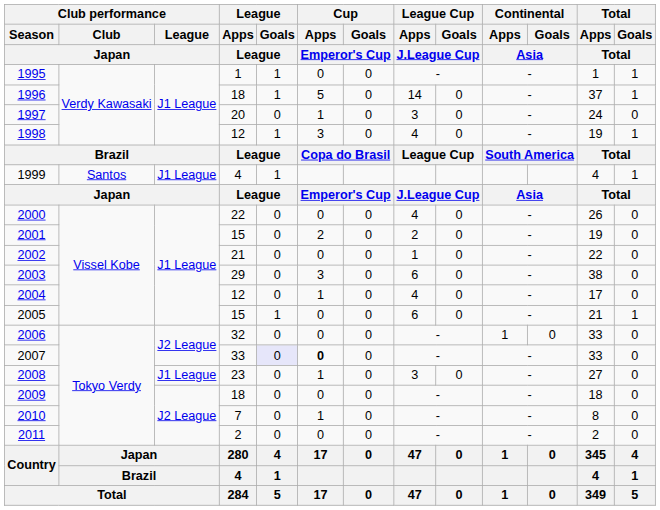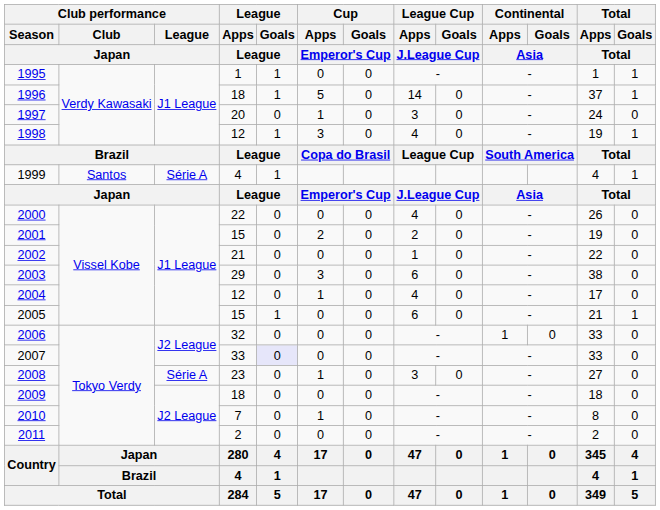(187, 174) J1 League -> (187, 174) Série A
(321, 355) bold -> (321, 355) normal
(187, 375) J1 League -> (187, 375) Série A
